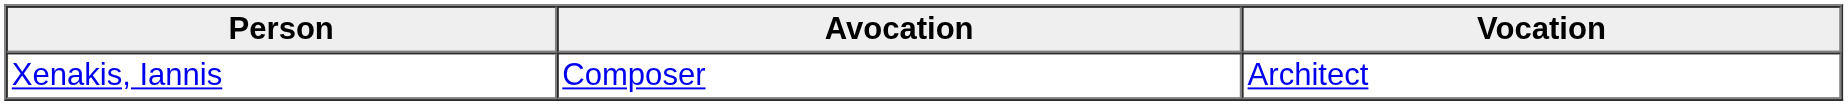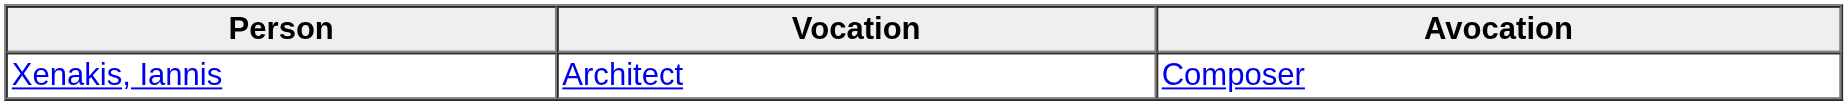columns swapped: (899, 28) <-> (1541, 28)
